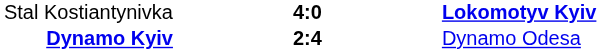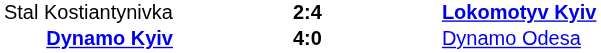(307, 12) 4:0 -> (307, 12) 2:4
(307, 38) 2:4 -> (307, 38) 4:0
